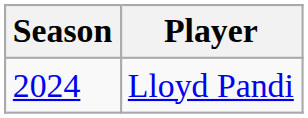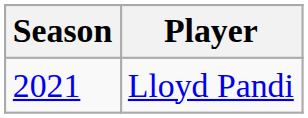(47, 84) 2024 -> (47, 84) 2021
